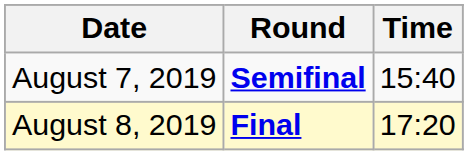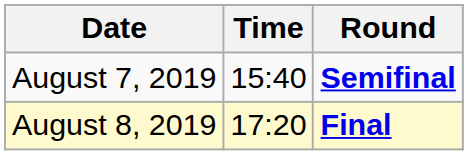columns swapped: (418, 28) <-> (298, 28)
